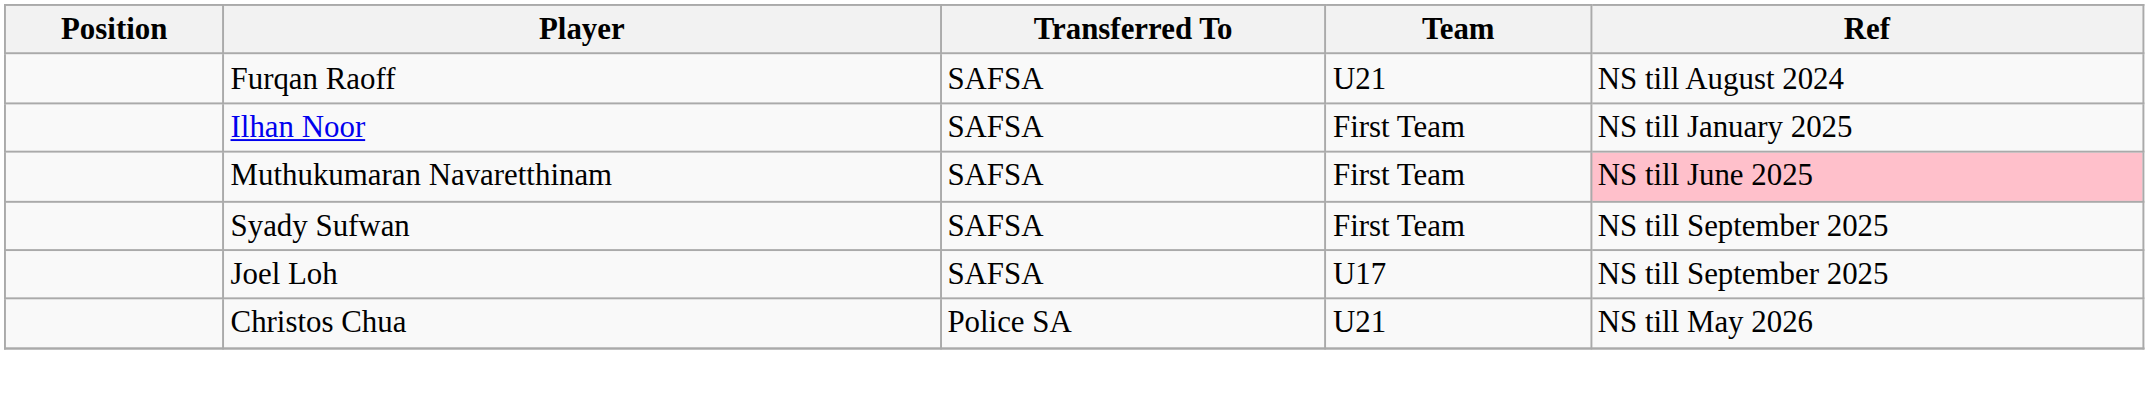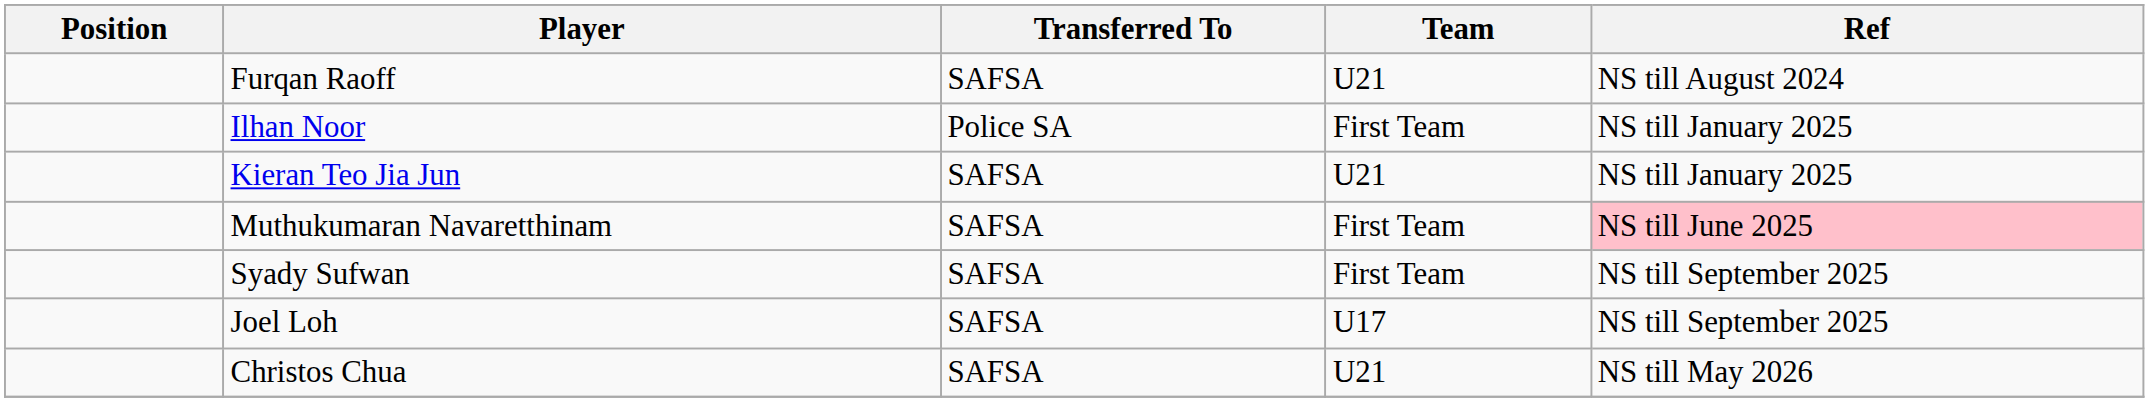(995, 126) SAFSA -> (1010, 126) Police SA
+ row: (345, 175)
(1010, 322) Police SA -> (995, 371) SAFSA
